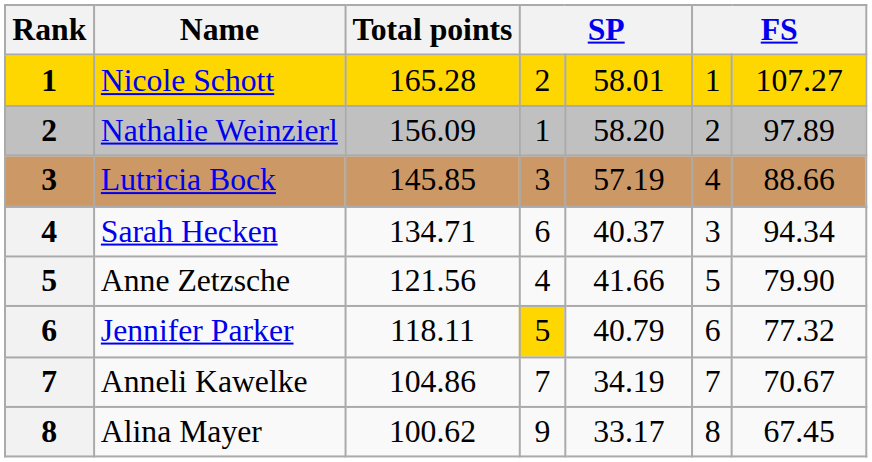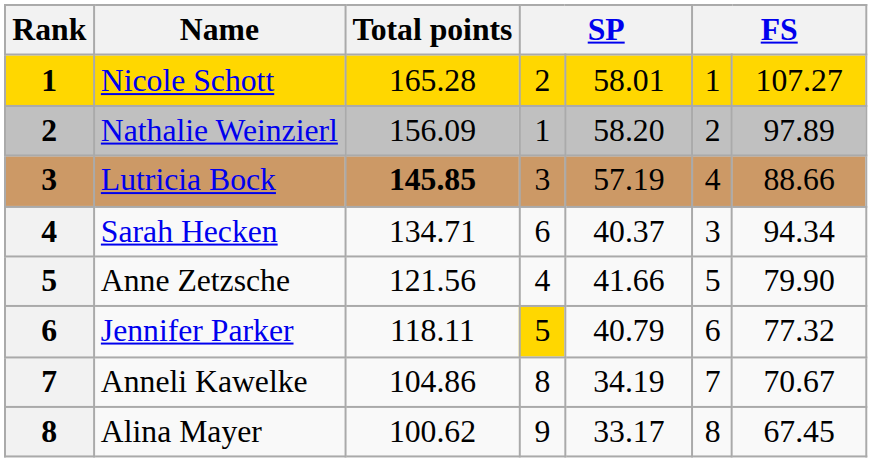(432, 180) normal -> (432, 180) bold
(542, 381) 7 -> (542, 381) 8
